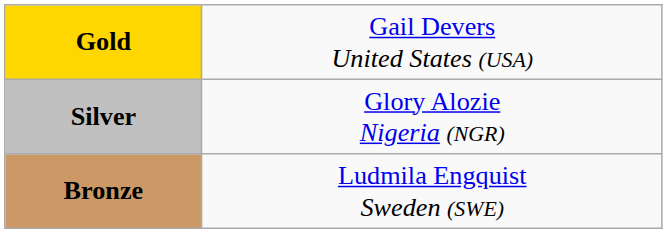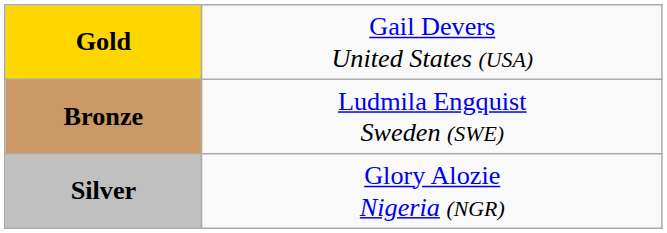rows swapped: (103, 115) <-> (103, 190)
